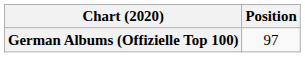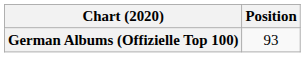(271, 39) 97 -> (271, 39) 93
